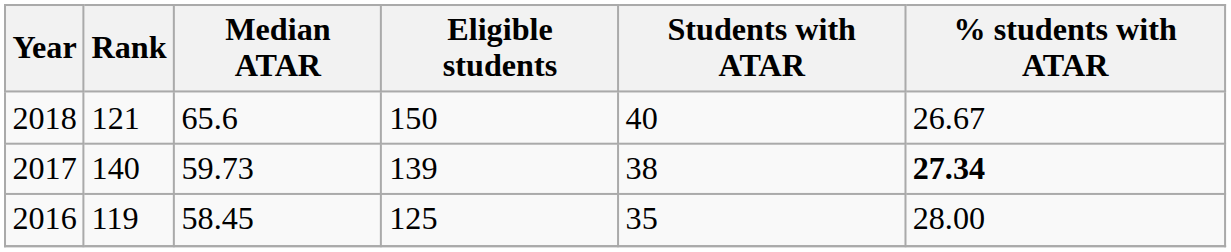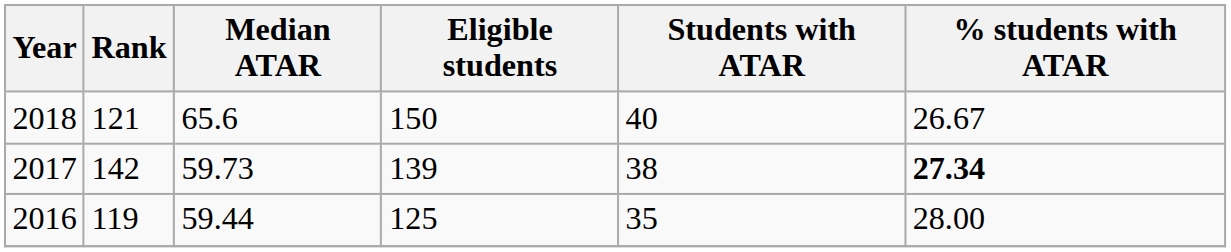(116, 168) 140 -> (116, 168) 142
(218, 219) 58.45 -> (218, 219) 59.44
